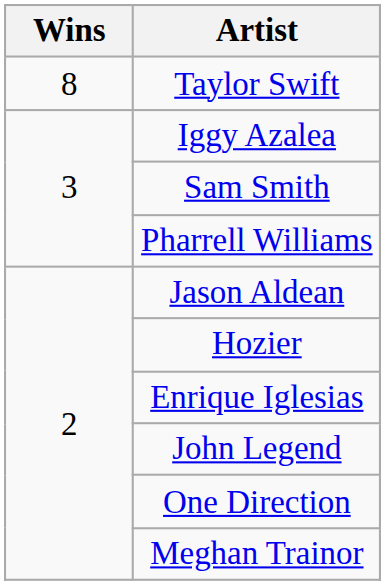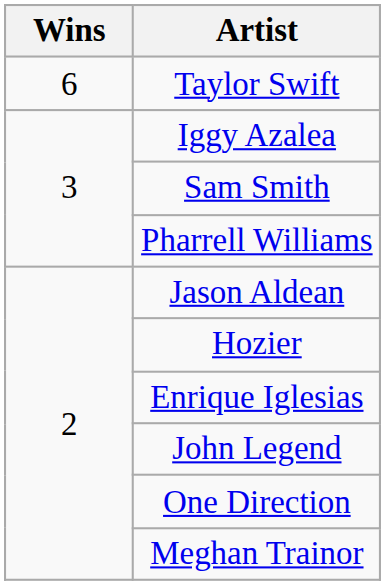(69, 82) 8 -> (69, 82) 6
